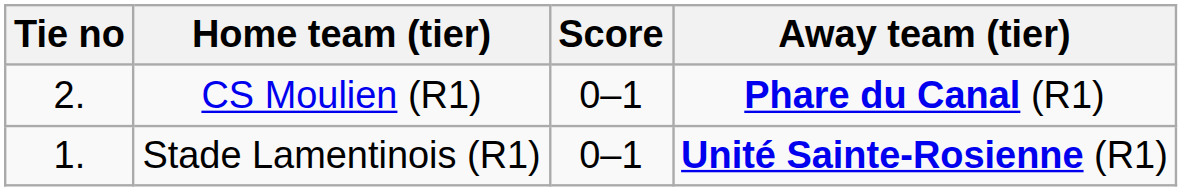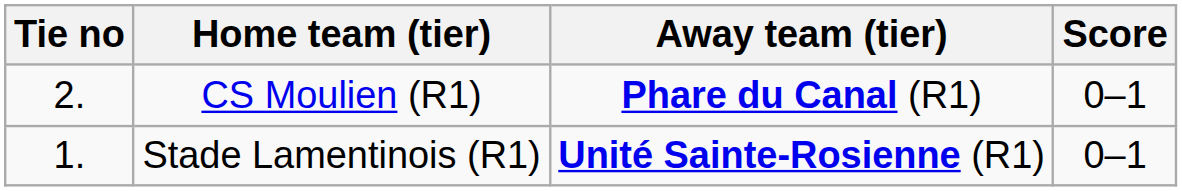columns swapped: (611, 34) <-> (924, 34)
